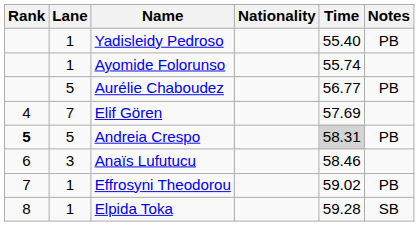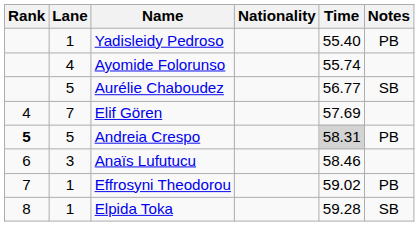(70, 64) 1 -> (70, 64) 4
(389, 88) PB -> (389, 88) SB
